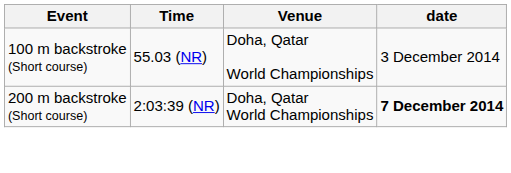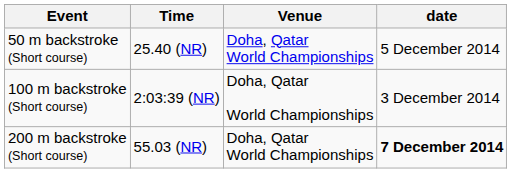+ row: (63, 48)
(170, 57) 55.03 (NR) -> (177, 97) 2:03:39 (NR)
(177, 106) 2:03:39 (NR) -> (170, 147) 55.03 (NR)
